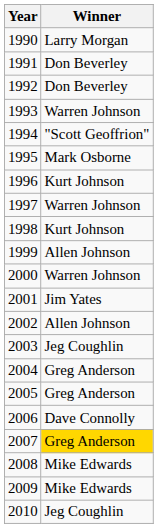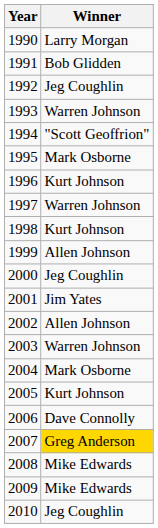(86, 63) Don Beverley -> (83, 63) Bob Glidden
(86, 87) Don Beverley -> (84, 87) Jeg Coughlin
(92, 275) Warren Johnson -> (84, 275) Jeg Coughlin
(84, 346) Jeg Coughlin -> (92, 346) Warren Johnson
(90, 370) Greg Anderson -> (88, 370) Mark Osborne
(90, 393) Greg Anderson -> (84, 393) Kurt Johnson
